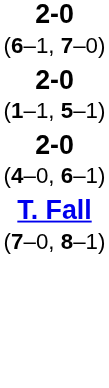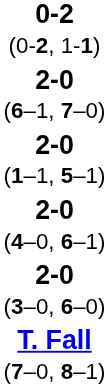+ row: (55, 29)
+ row: (55, 289)
